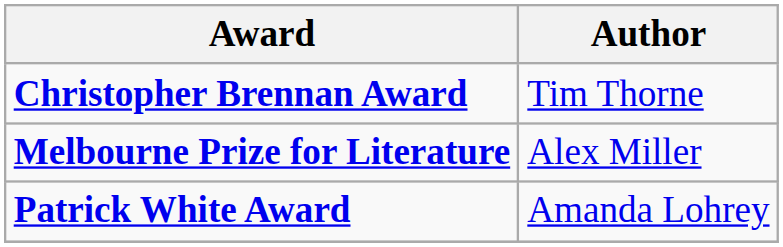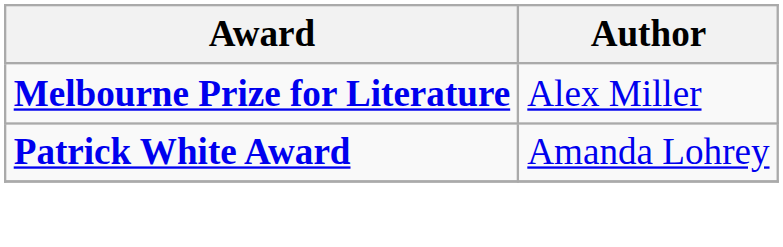- row: (241, 92)
